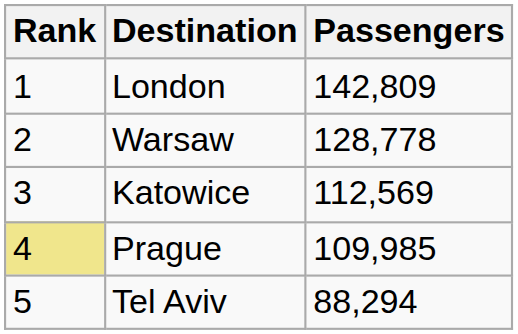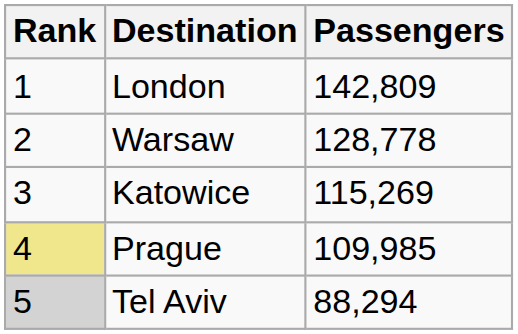(374, 193) 112,569 -> (374, 193) 115,269
(22, 301) no background -> (22, 301) lightgrey background
